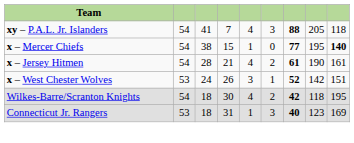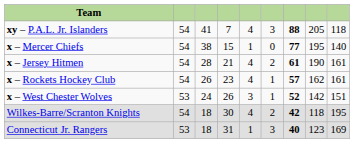(338, 46) bold -> (338, 46) normal
+ row: (61, 79)
